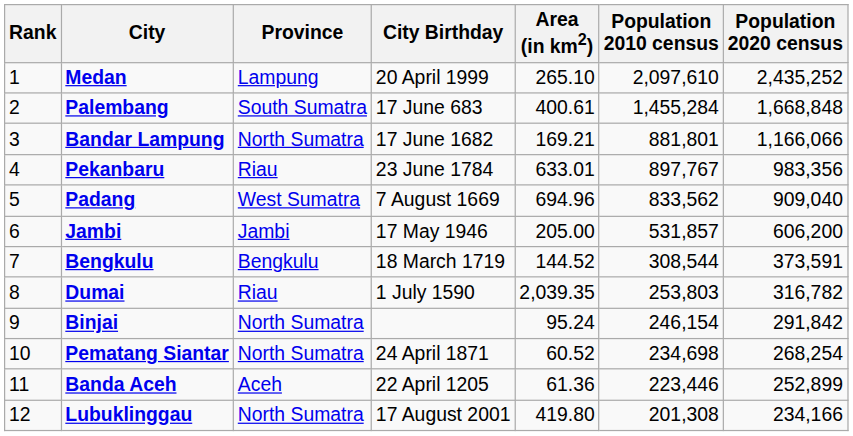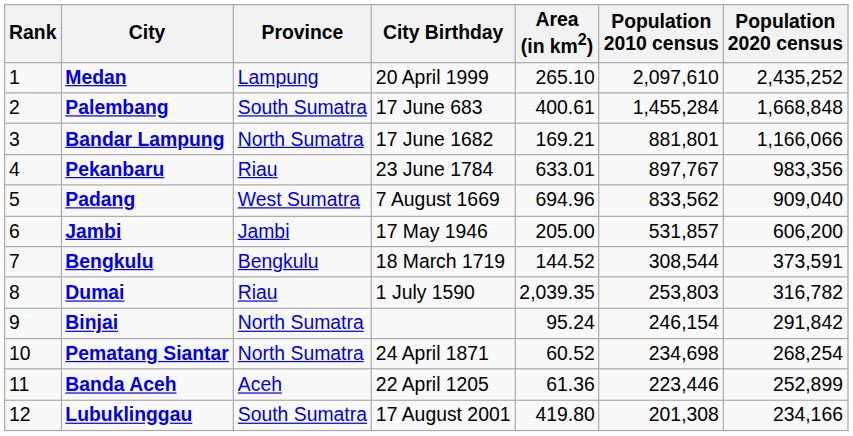(301, 415) North Sumatra -> (302, 415) South Sumatra
